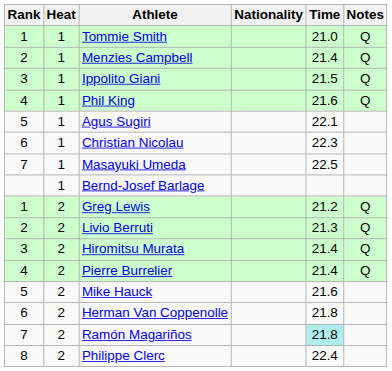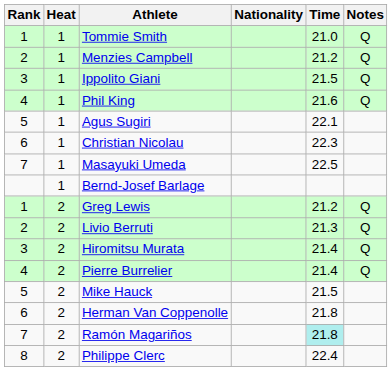(325, 57) 21.4 -> (325, 57) 21.2
(325, 292) 21.6 -> (325, 292) 21.5
